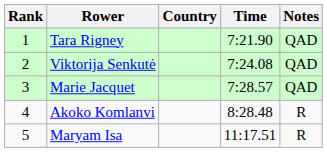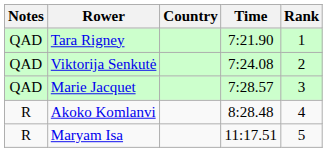columns swapped: (25, 16) <-> (301, 16)
